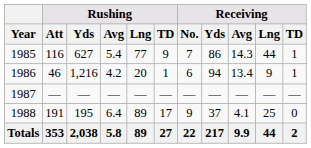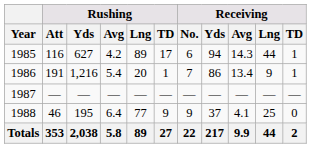(114, 53) 5.4 -> (114, 53) 4.2
(141, 53) 77 -> (141, 53) 89
(166, 53) 9 -> (166, 53) 17
(189, 53) 7 -> (189, 53) 6
(215, 53) 86 -> (215, 53) 94
(55, 73) 46 -> (55, 73) 191
(114, 73) 4.2 -> (114, 73) 5.4
(189, 73) 6 -> (189, 73) 7
(215, 73) 94 -> (215, 73) 86
(55, 113) 191 -> (55, 113) 46
(141, 113) 89 -> (141, 113) 77
(166, 113) 17 -> (166, 113) 9
